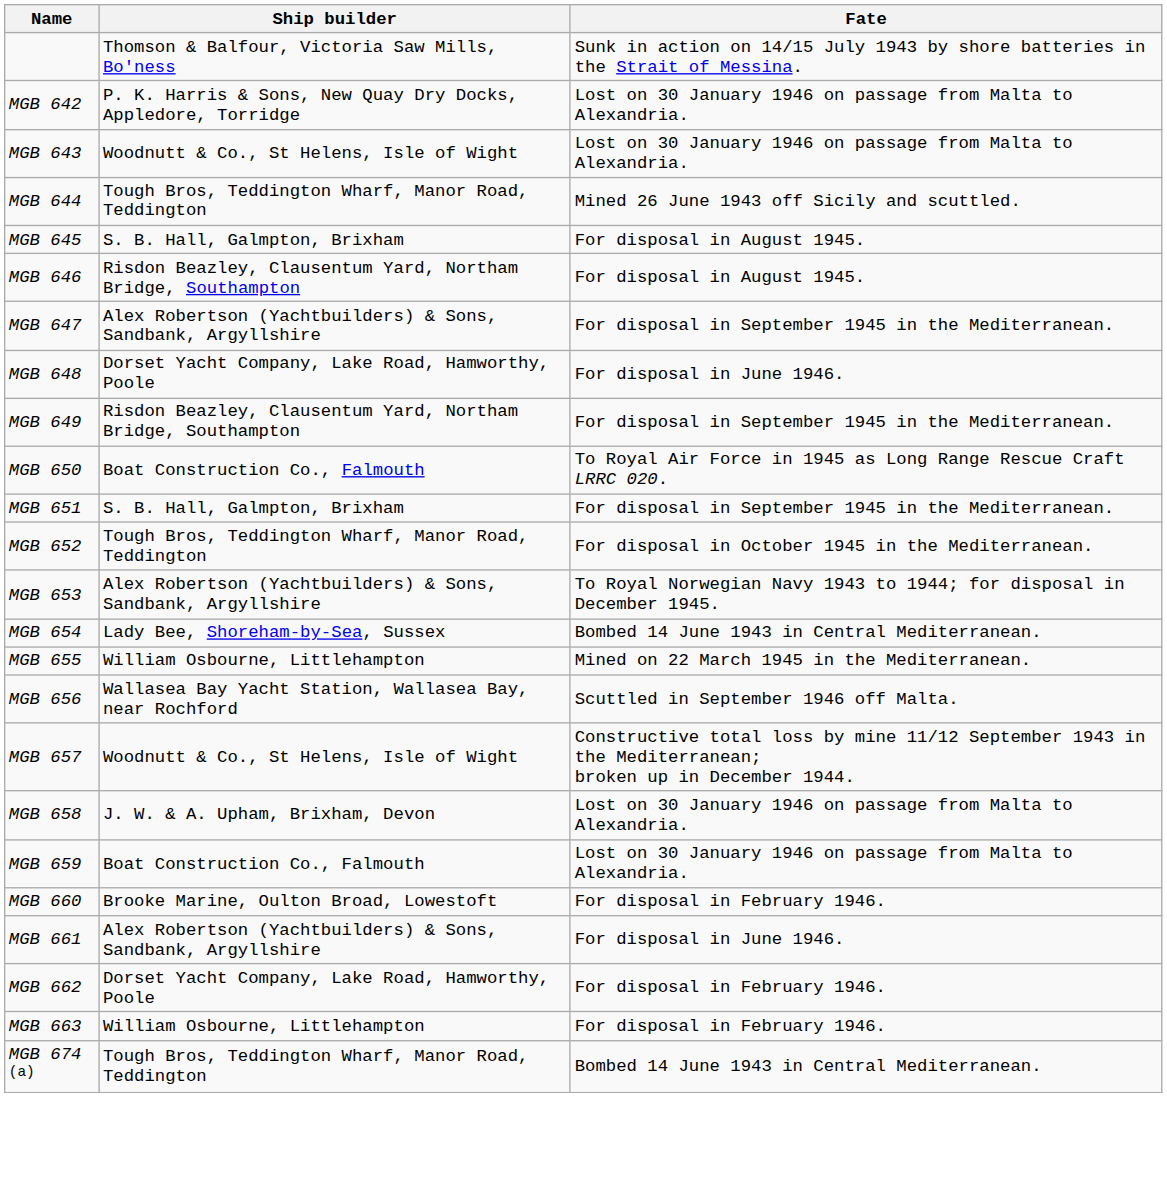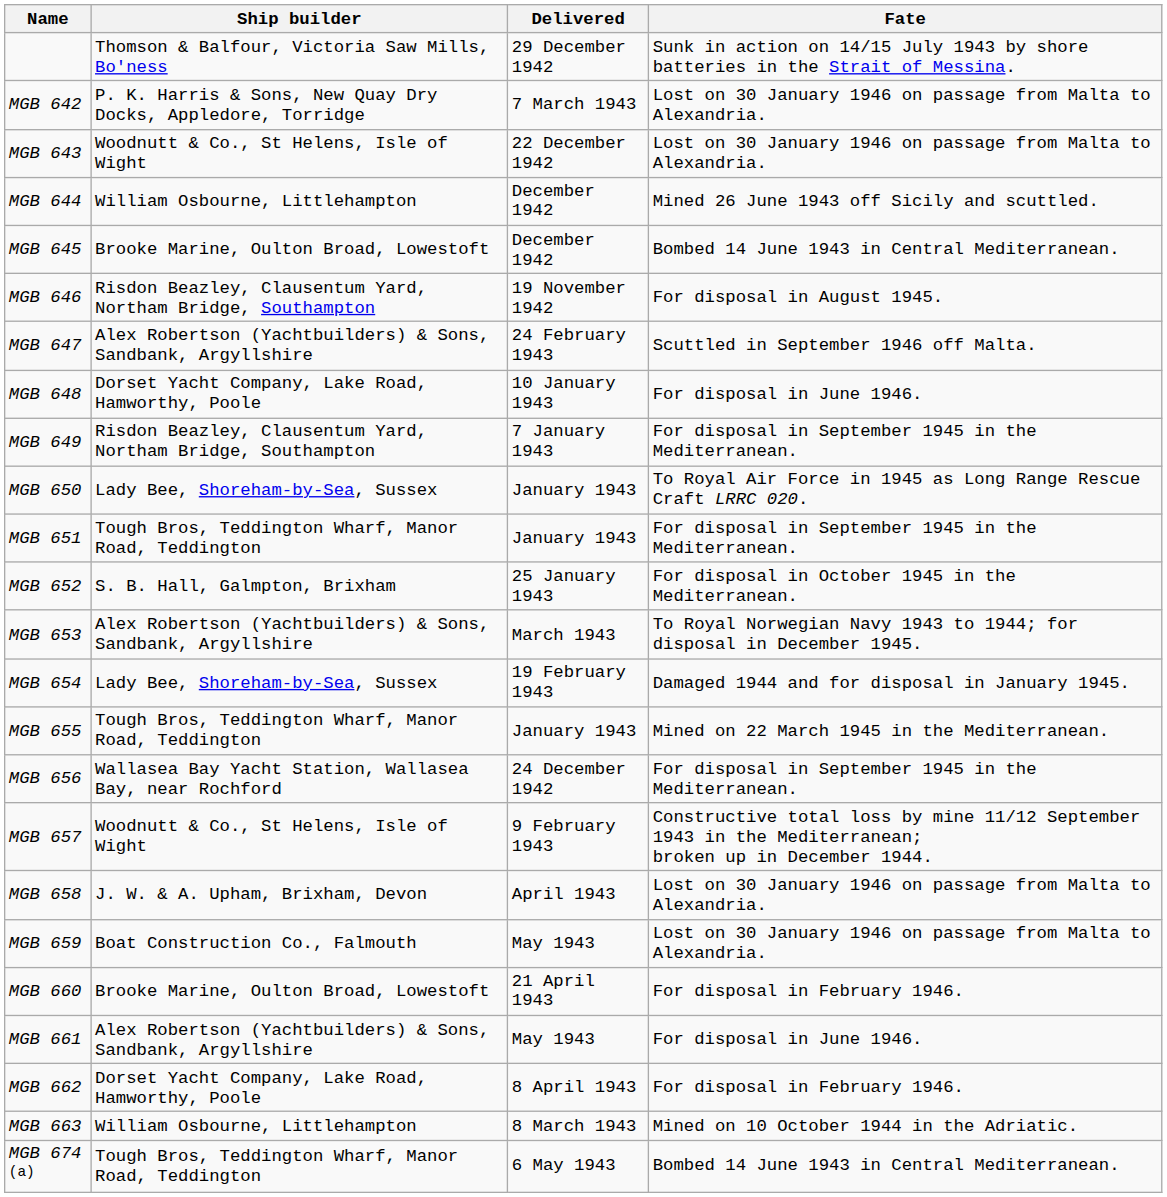+ column: (578, 19)
(316, 201) Tough Bros, Teddington Wharf, Manor Road, Teddington -> (256, 201) William Osbourne, Littlehampton
(253, 239) S. B. Hall, Galmpton, Brixham -> (292, 249) Brooke Marine, Oulton Broad, Lowestoft
(720, 239) For disposal in August 1945. -> (886, 249) Bombed 14 June 1943 in Central Mediterranean.
(844, 326) For disposal in September 1945 in the Mediterranean. -> (845, 346) Scuttled in September 1946 off Malta.
(264, 470) Boat Construction Co., Falmouth -> (266, 490) Lady Bee, Shoreham-by-Sea, Sussex
(253, 508) S. B. Hall, Galmpton, Brixham -> (277, 538) Tough Bros, Teddington Wharf, Manor Road, Teddington
(316, 546) Tough Bros, Teddington Wharf, Manor Road, Teddington -> (245, 586) S. B. Hall, Galmpton, Brixham
(808, 633) Bombed 14 June 1943 in Central Mediterranean. -> (891, 683) Damaged 1944 and for disposal in January 1945.
(264, 661) William Osbourne, Littlehampton -> (277, 731) Tough Bros, Teddington Wharf, Manor Road, Teddington
(767, 699) Scuttled in September 1946 off Malta. -> (845, 779) For disposal in September 1945 in the Mediterranean.
(730, 1026) For disposal in February 1946. -> (865, 1126) Mined on 10 October 1944 in the Adriatic.
